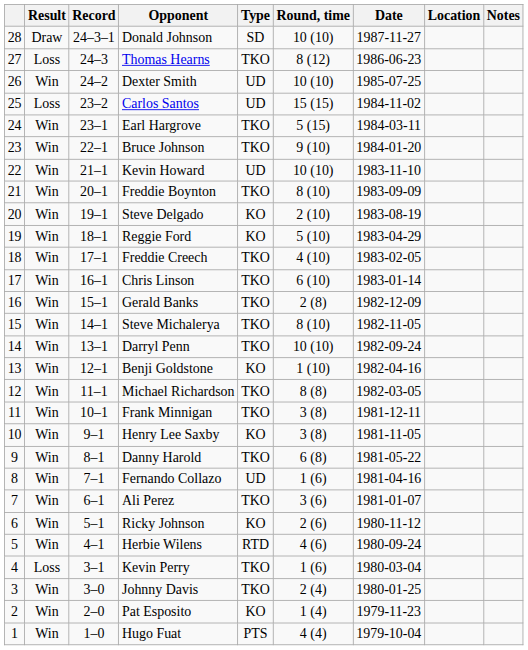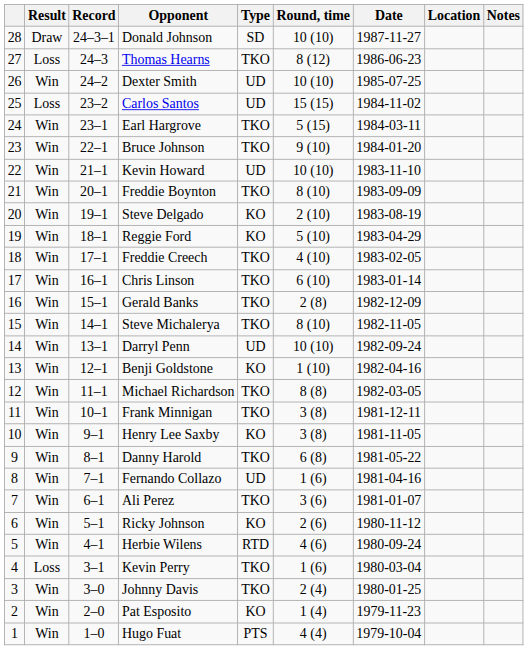(255, 346) TKO -> (255, 346) UD
